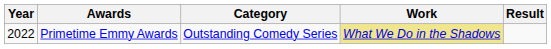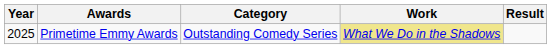(21, 33) 2022 -> (21, 33) 2025
